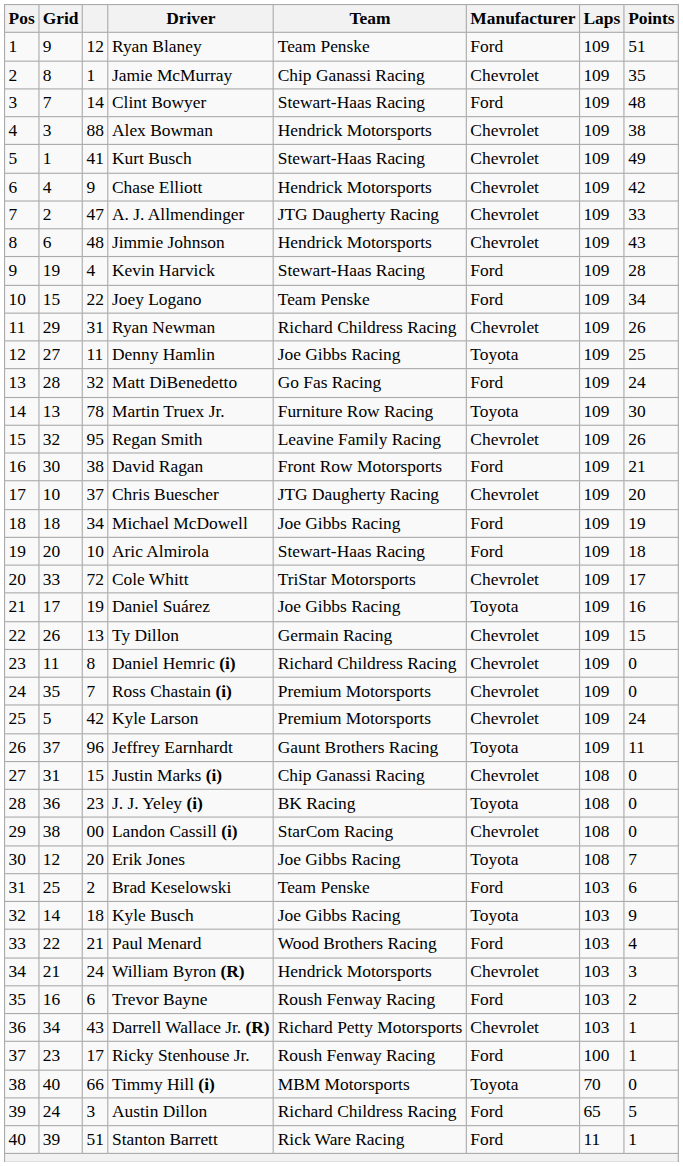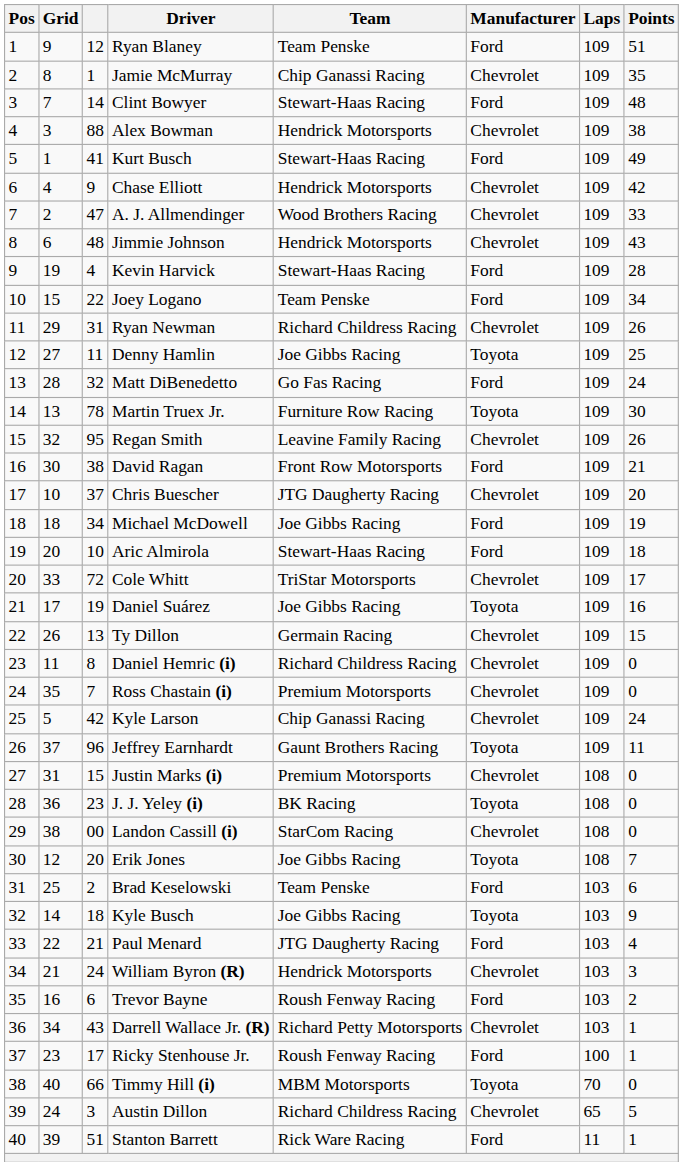(505, 158) Chevrolet -> (487, 158) Ford
(358, 214) JTG Daugherty Racing -> (357, 214) Wood Brothers Racing
(354, 718) Premium Motorsports -> (351, 718) Chip Ganassi Racing
(351, 774) Chip Ganassi Racing -> (354, 774) Premium Motorsports
(357, 943) Wood Brothers Racing -> (358, 943) JTG Daugherty Racing
(487, 1111) Ford -> (505, 1111) Chevrolet
